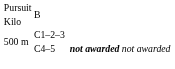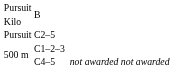+ row: (18, 35)
(95, 48) bold -> (94, 62) normal
